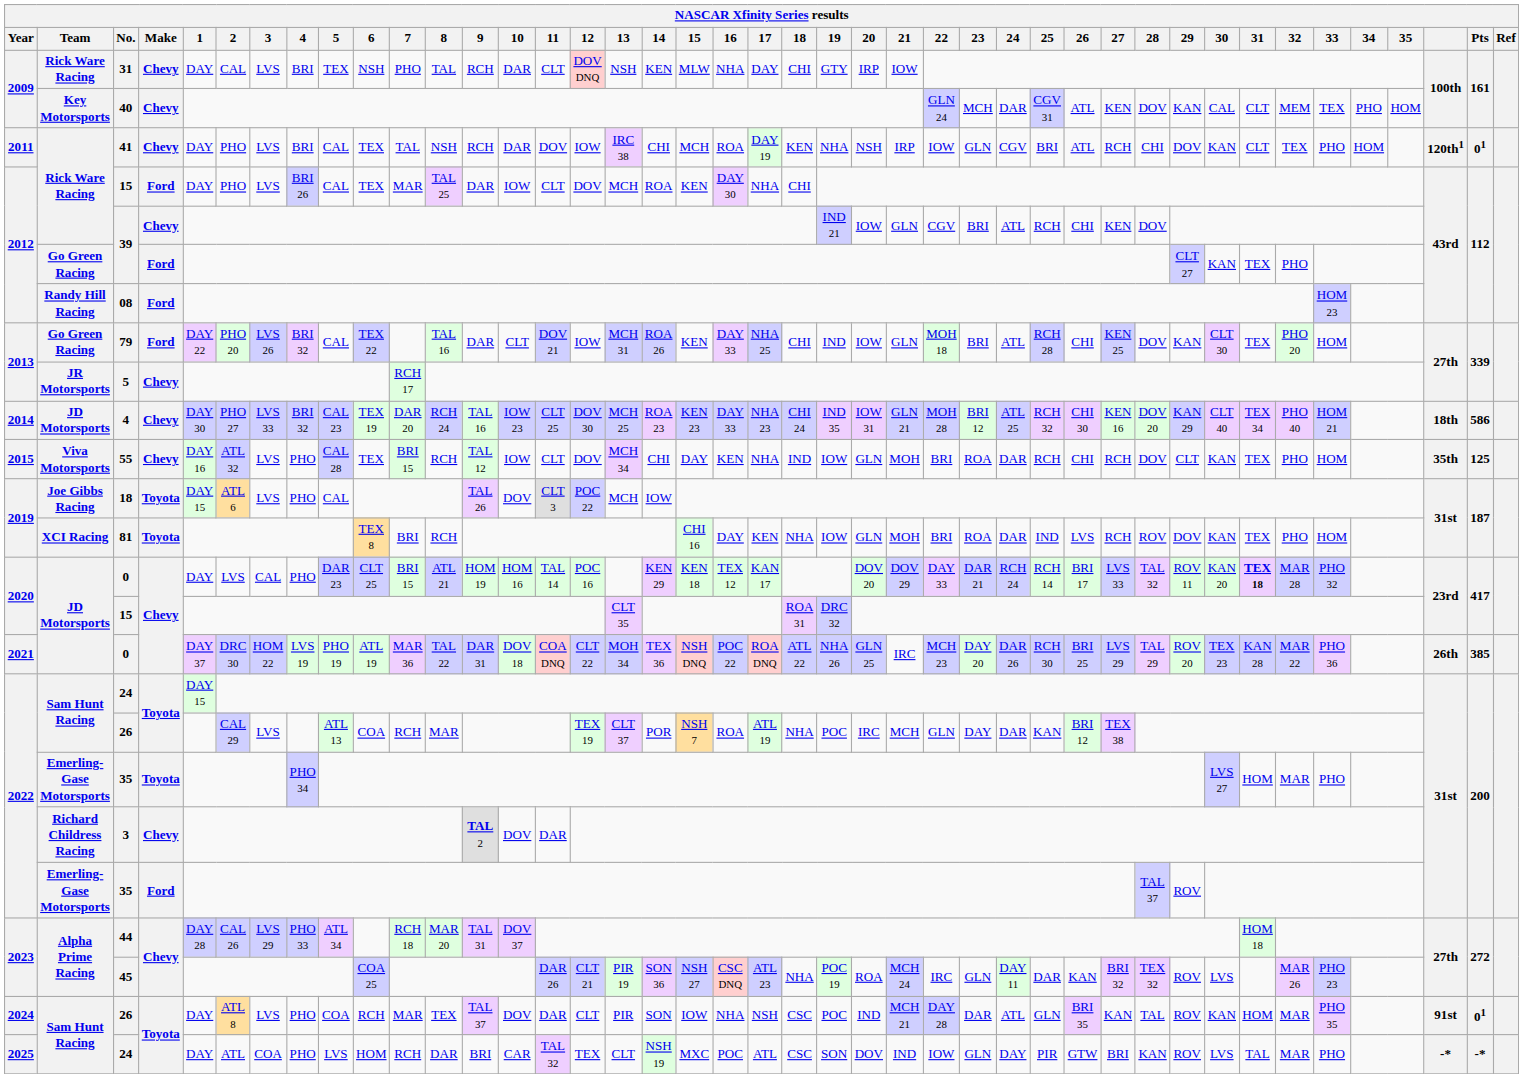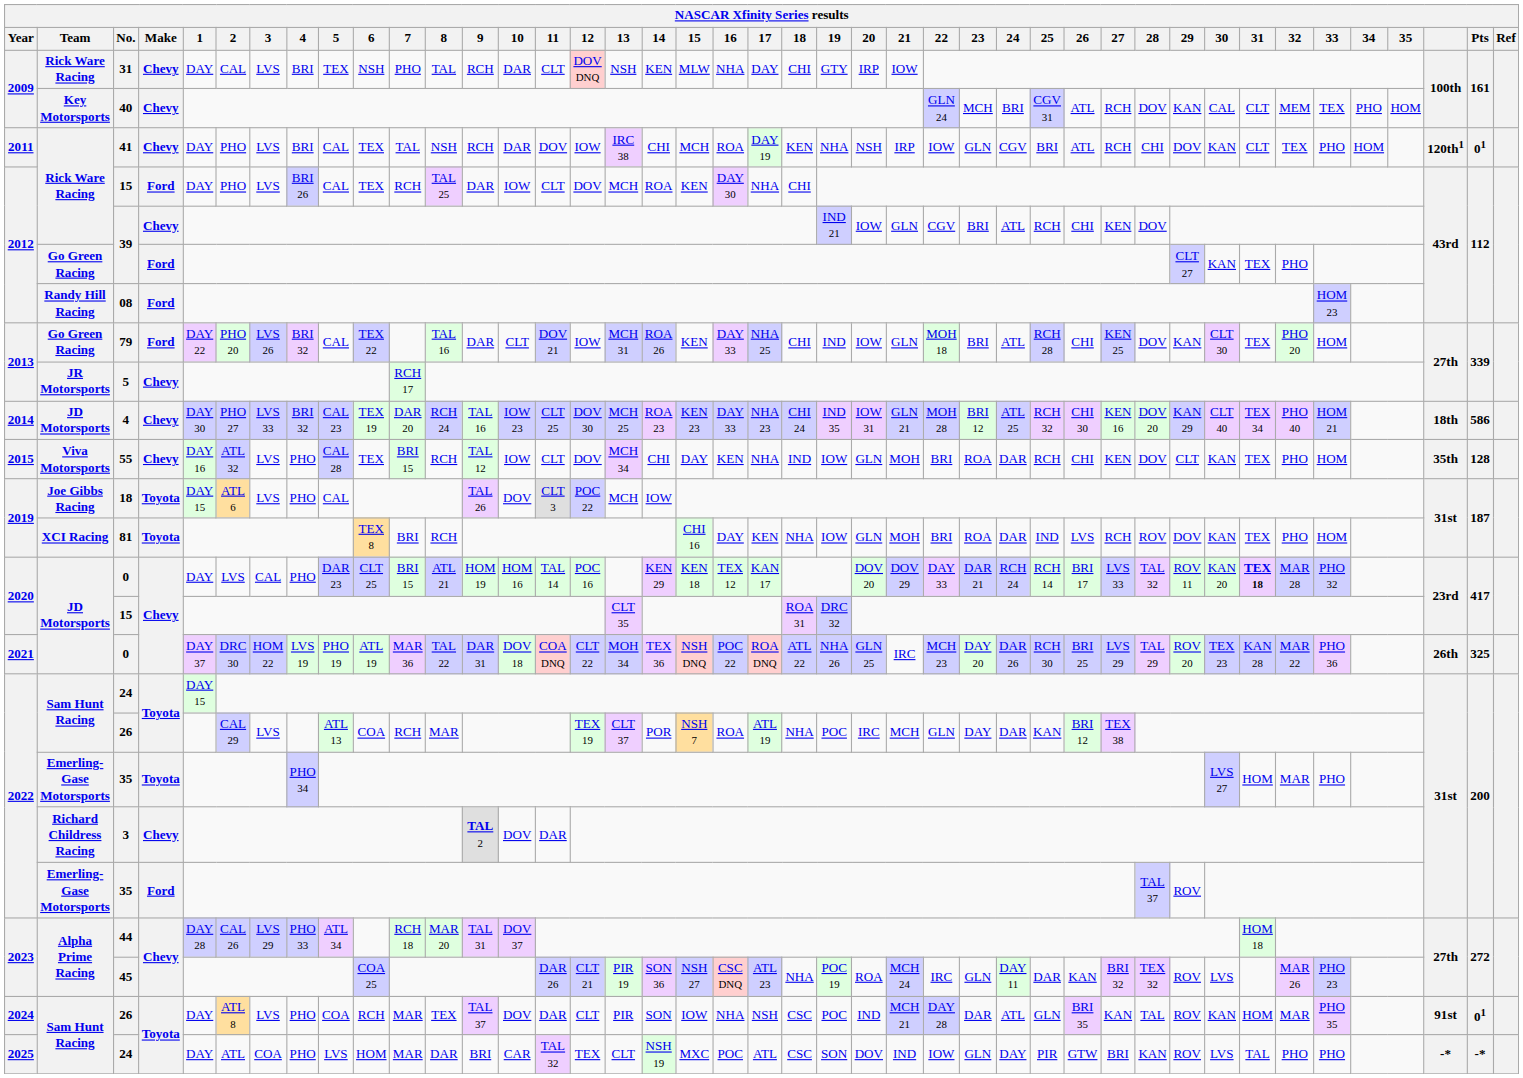(1013, 108) DAR -> (1013, 108) BRI
(1118, 108) KEN -> (1118, 108) RCH
(408, 186) MAR -> (408, 186) RCH
(1118, 459) RCH -> (1118, 459) KEN
(1480, 459) 125 -> (1480, 459) 128
(1480, 654) 385 -> (1480, 654) 325
(408, 1054) RCH -> (408, 1054) MAR
(1295, 1054) MAR -> (1295, 1054) PHO
